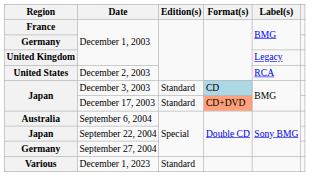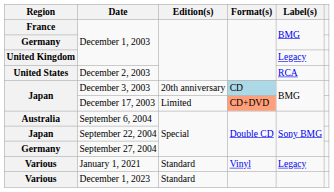(178, 88) Standard -> (193, 88) 20th anniversary
(178, 103) Standard -> (176, 103) Limited
+ row: (41, 164)
